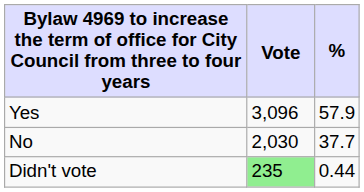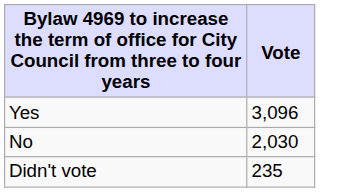- column: (337, 50)
(267, 171) lightgreen background -> (267, 171) no background
